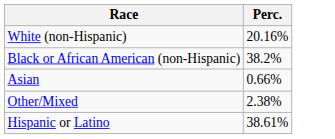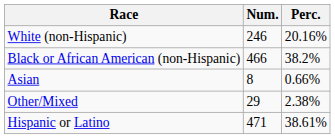+ column: (263, 15)
